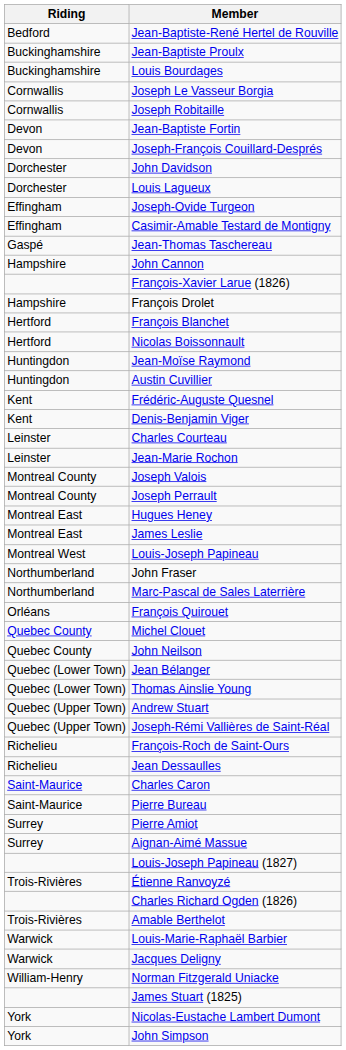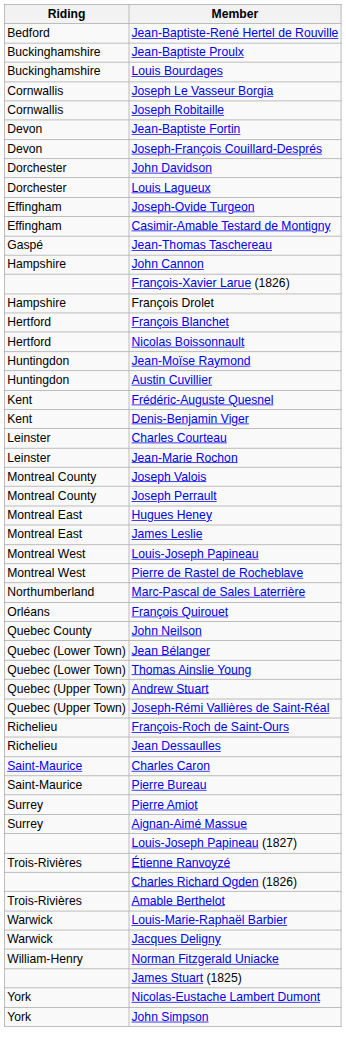+ row: (217, 573)
- row: (164, 573)
- row: (168, 631)
